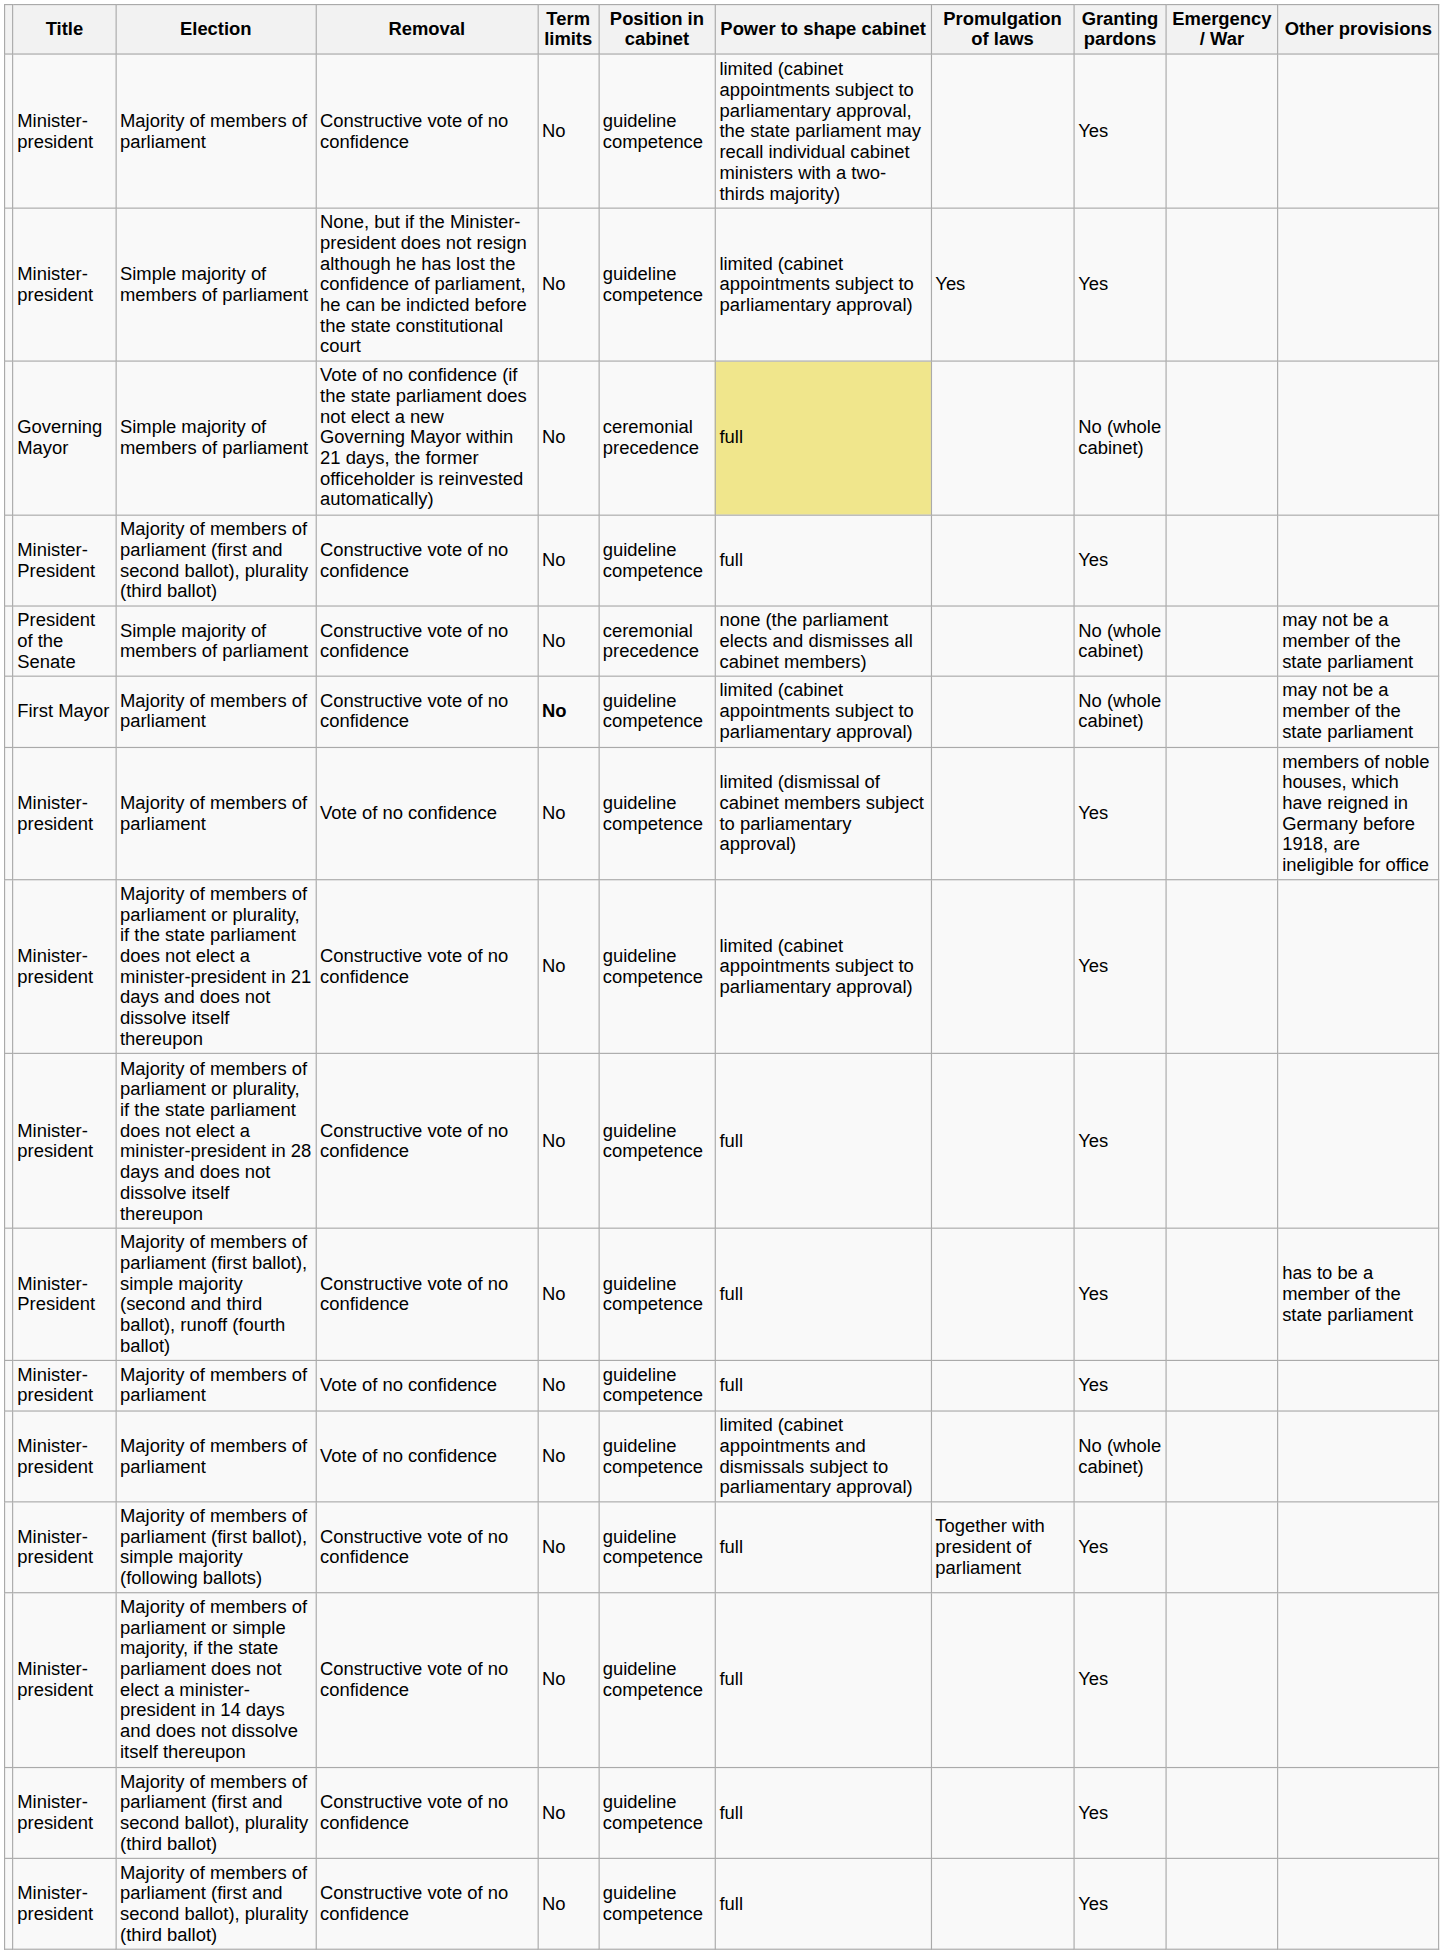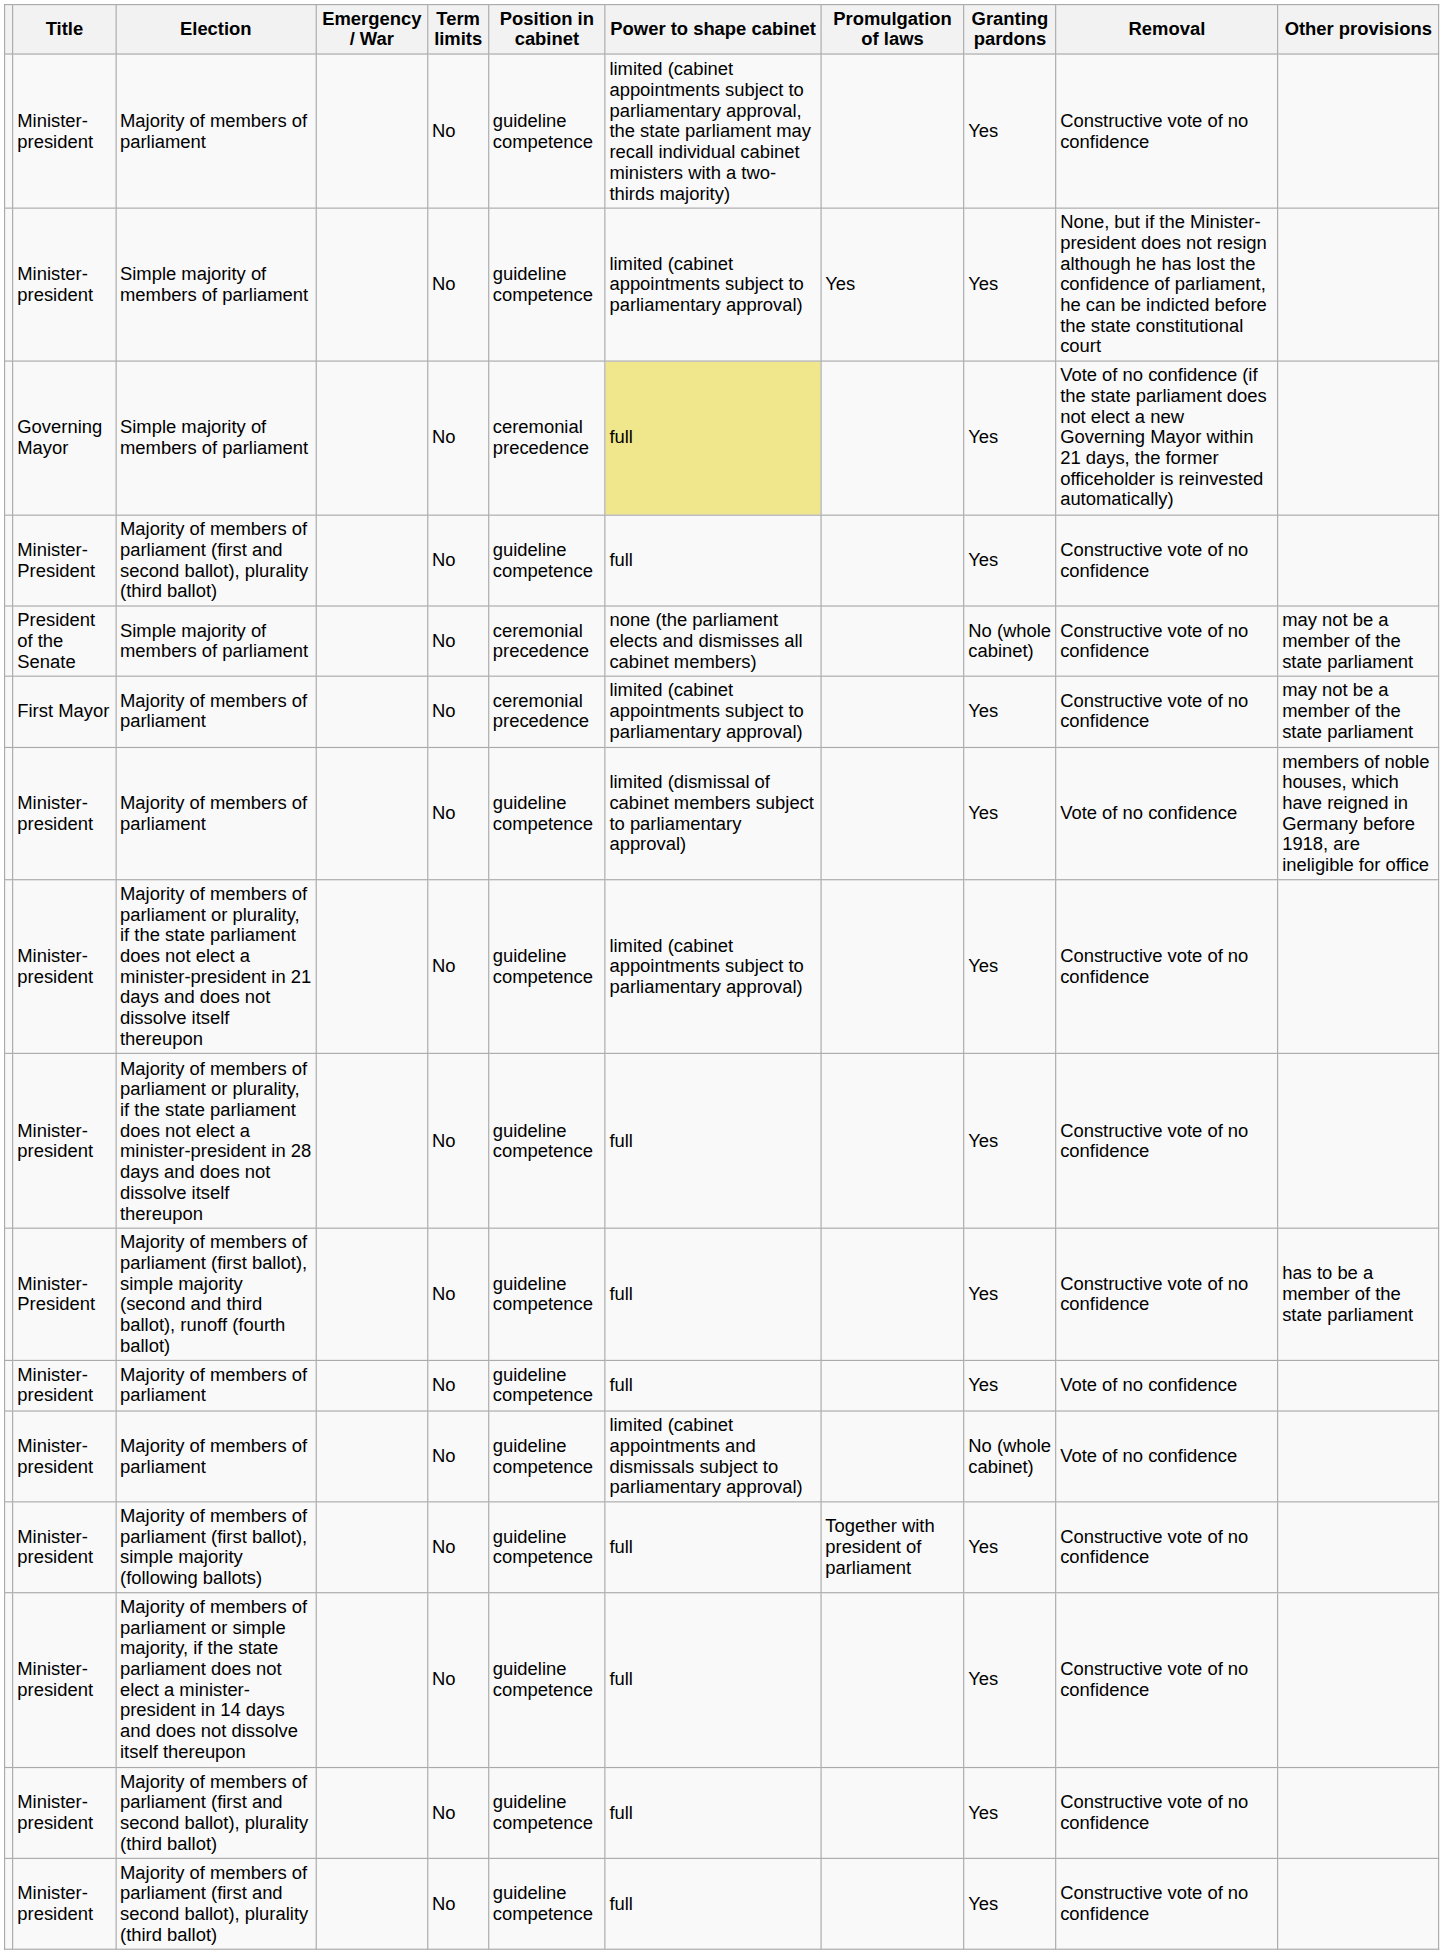columns swapped: (427, 29) <-> (1222, 29)
(1120, 437) No (whole cabinet) -> (983, 437) Yes
(554, 711) bold -> (444, 711) normal
(653, 711) guideline competence -> (541, 711) ceremonial precedence
(1120, 711) No (whole cabinet) -> (983, 711) Yes
